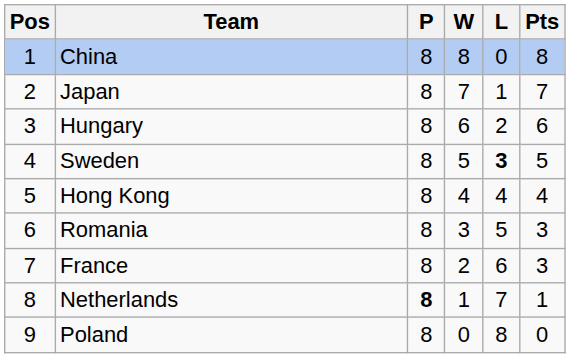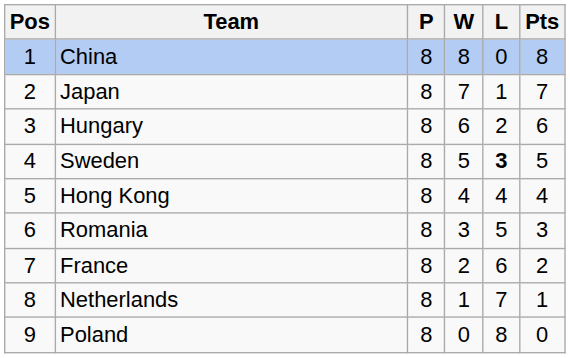(542, 265) 3 -> (542, 265) 2
(426, 299) bold -> (426, 299) normal
